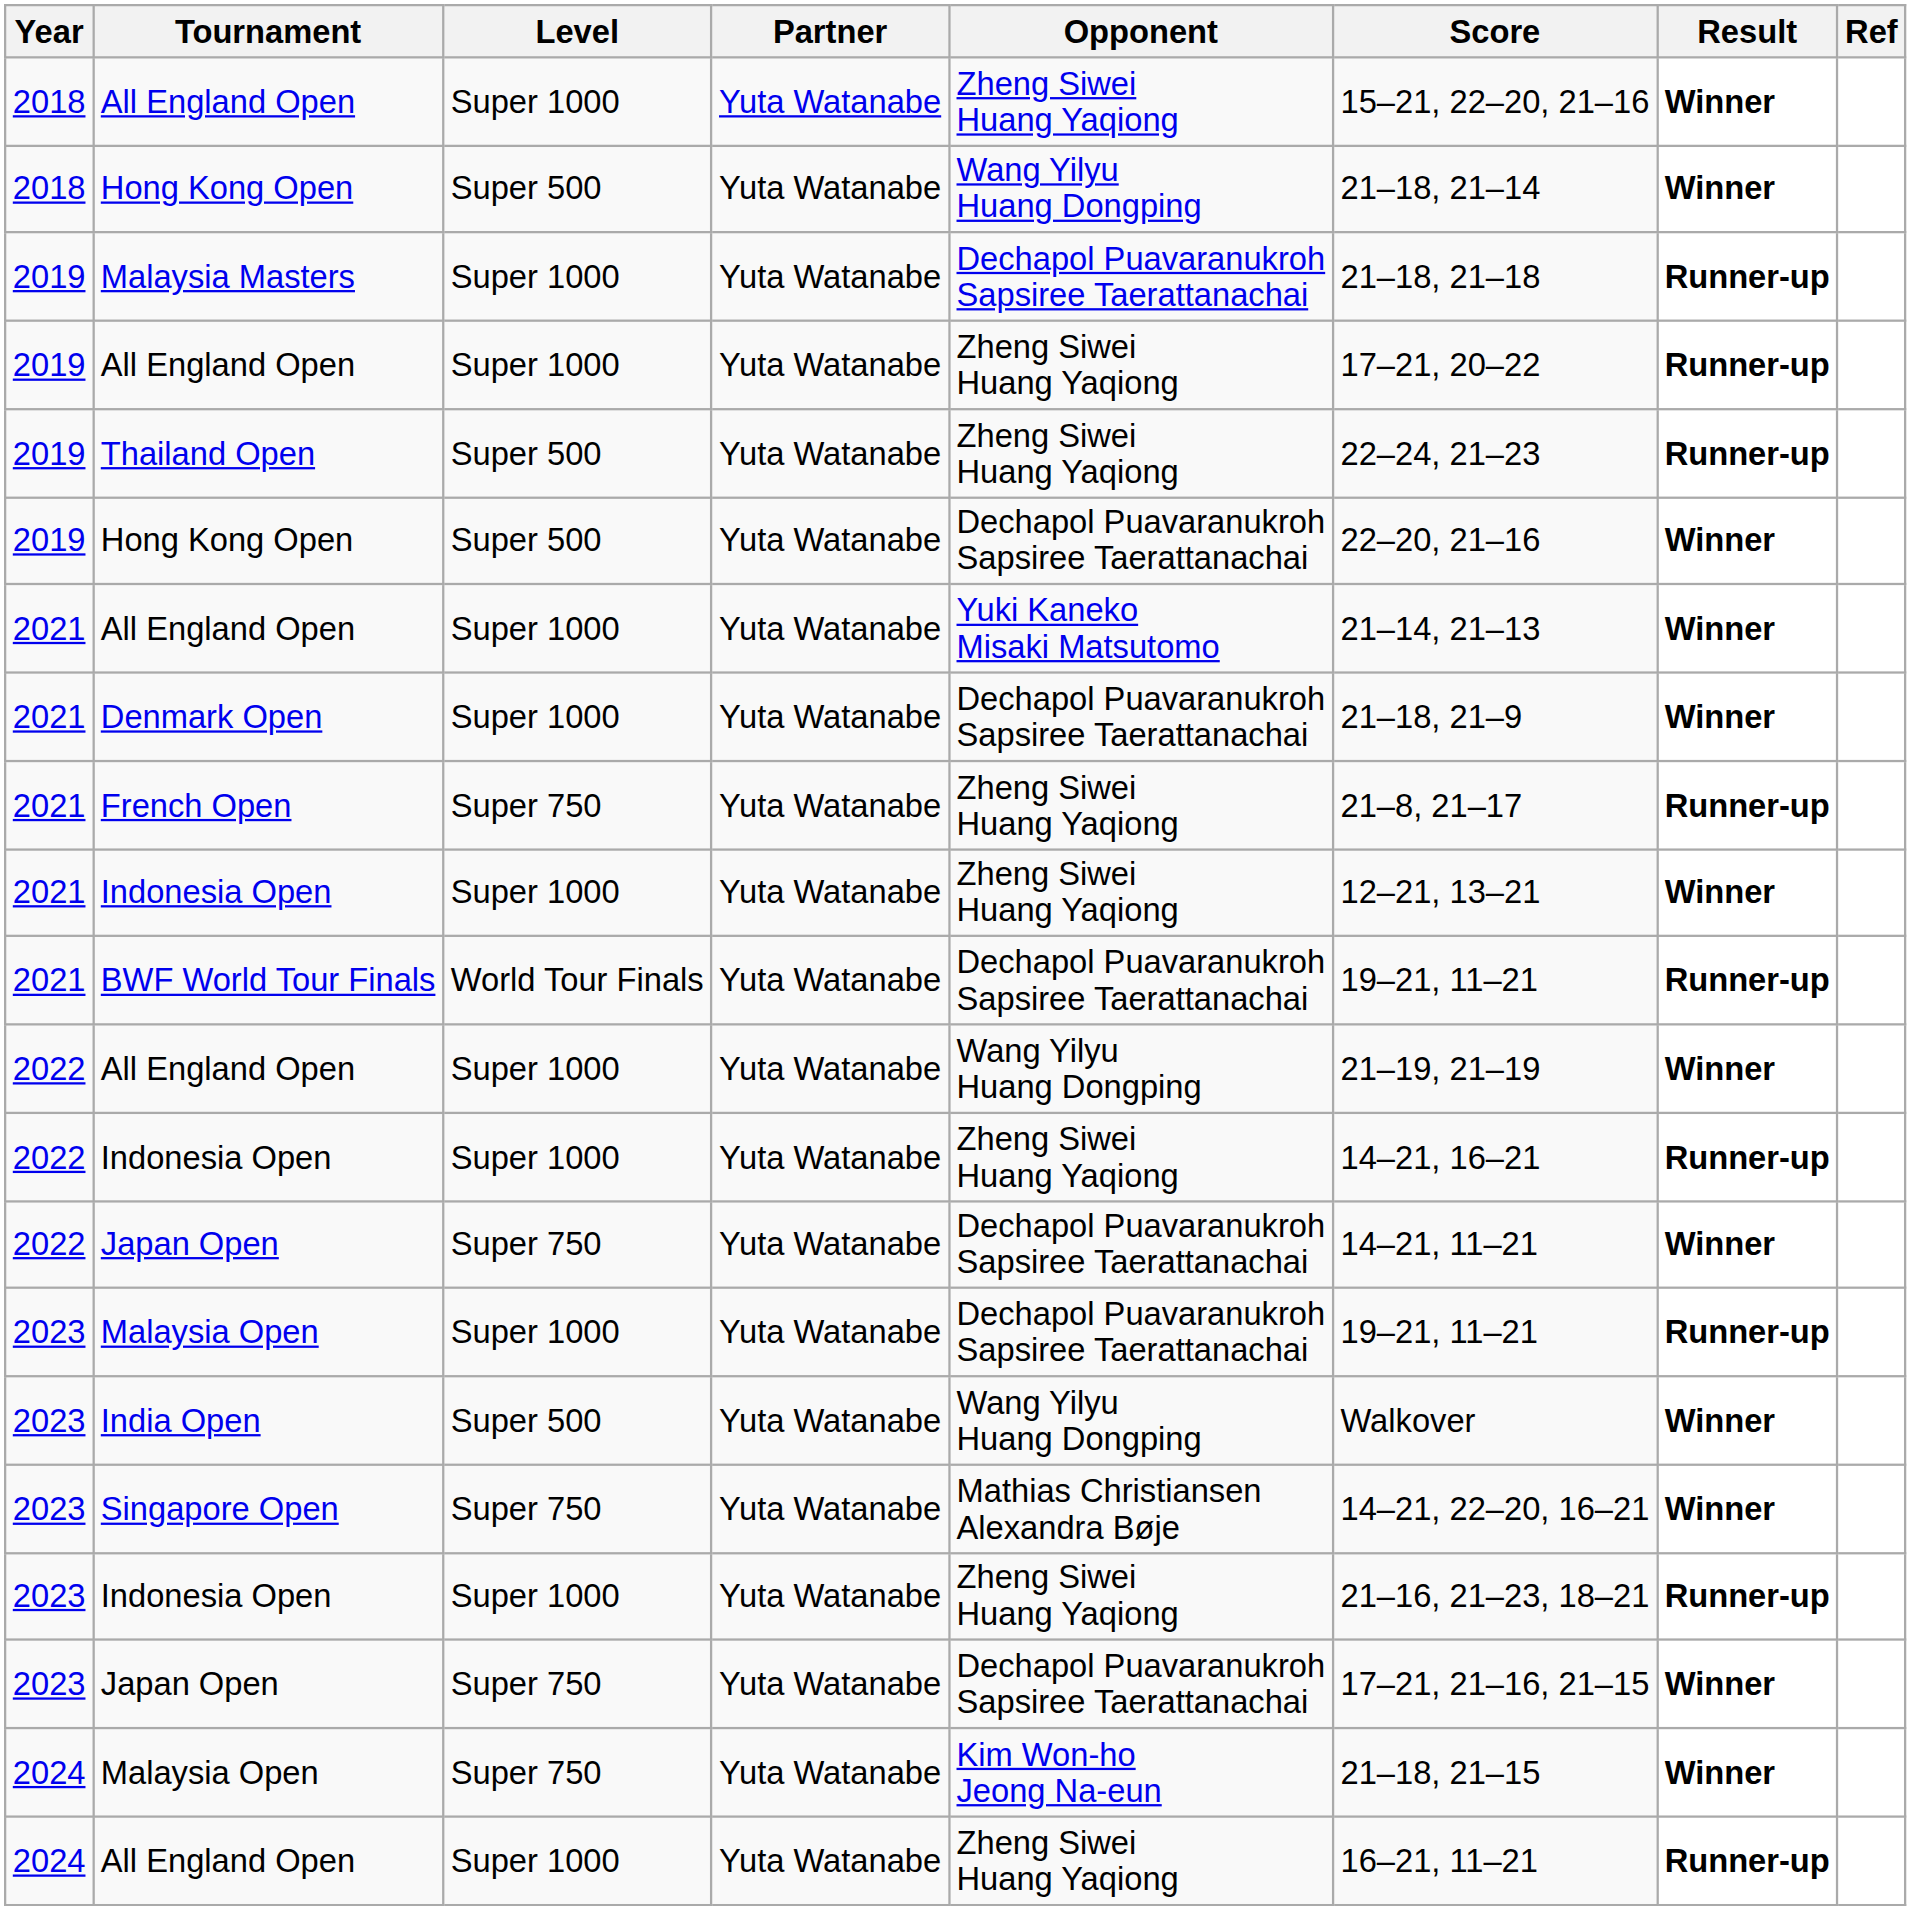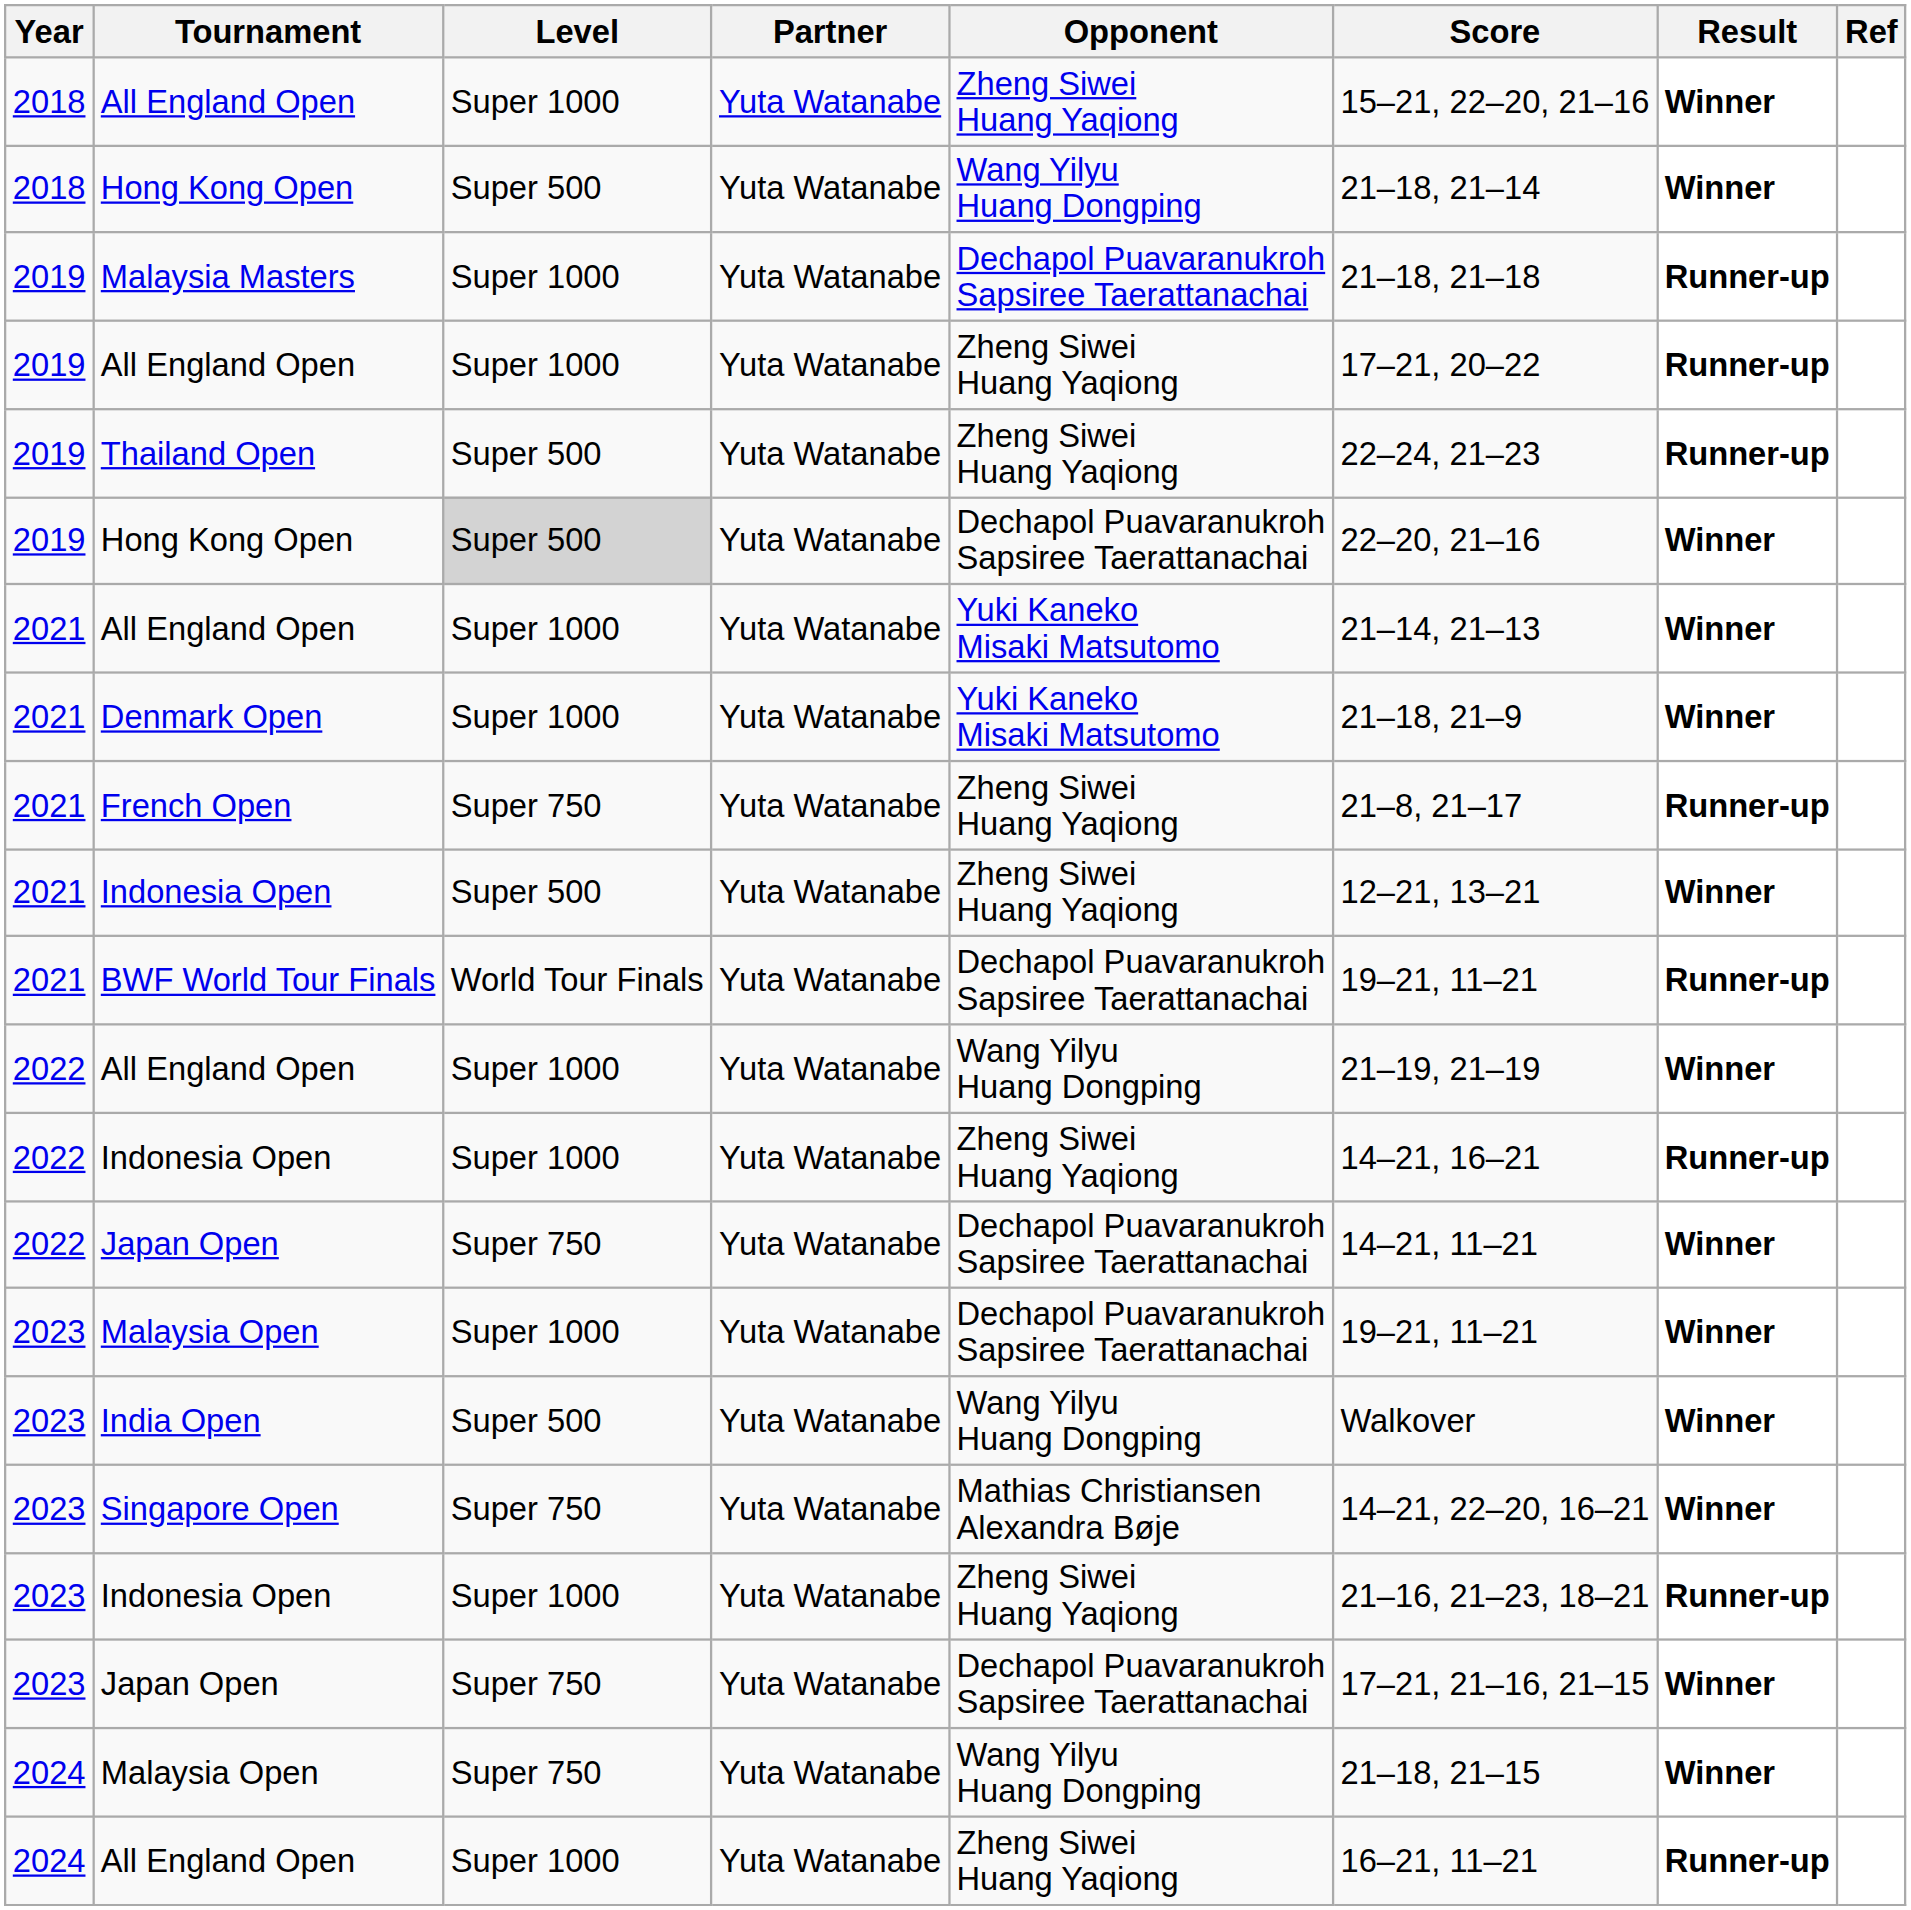(526, 541) no background -> (526, 541) lightgrey background
(1141, 717) Dechapol Puavaranukroh Sapsiree Taerattanachai -> (1088, 717) Yuki Kaneko Misaki Matsutomo
(535, 893) Super 1000 -> (526, 893) Super 500
(1747, 1333) Runner-up -> (1720, 1333) Winner
(1059, 1772) Kim Won-ho Jeong Na-eun -> (1079, 1772) Wang Yilyu Huang Dongping
